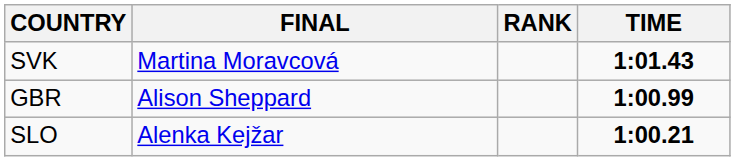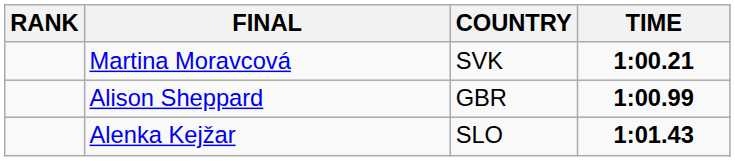columns swapped: (538, 23) <-> (68, 23)
(654, 60) 1:01.43 -> (654, 60) 1:00.21
(654, 135) 1:00.21 -> (654, 135) 1:01.43
